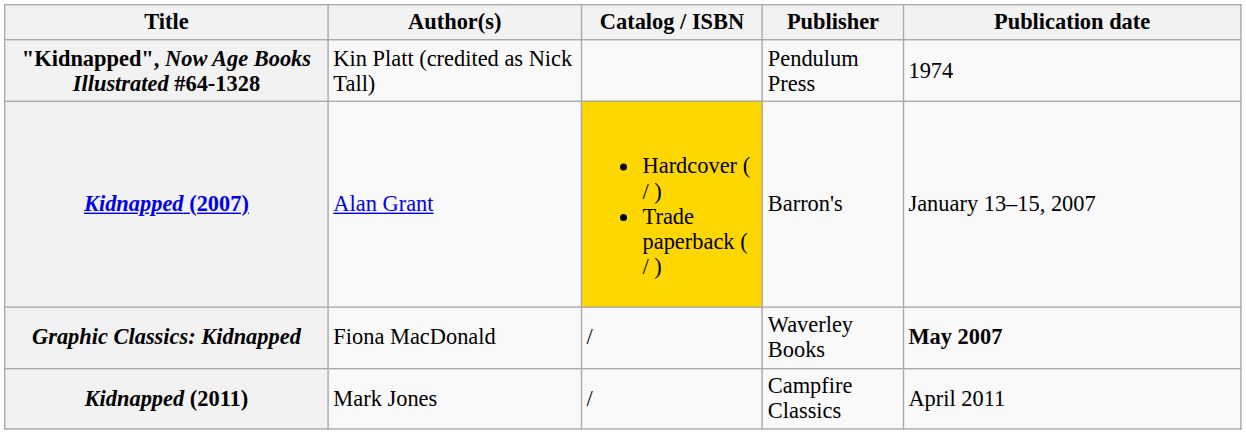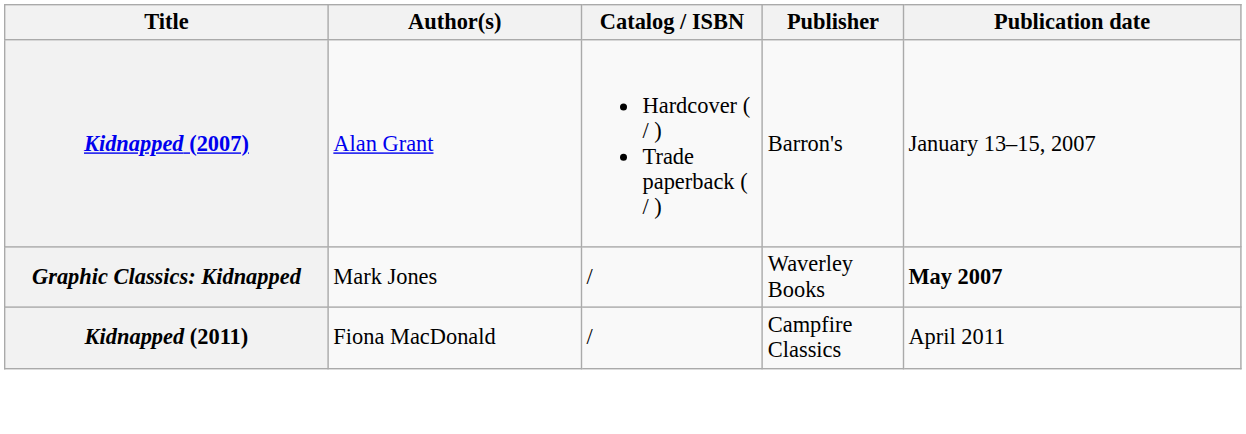- row: (166, 70)
(672, 217) gold background -> (672, 156) no background
(415, 337) Fiona MacDonald -> (385, 276) Mark Jones
(385, 398) Mark Jones -> (415, 337) Fiona MacDonald
